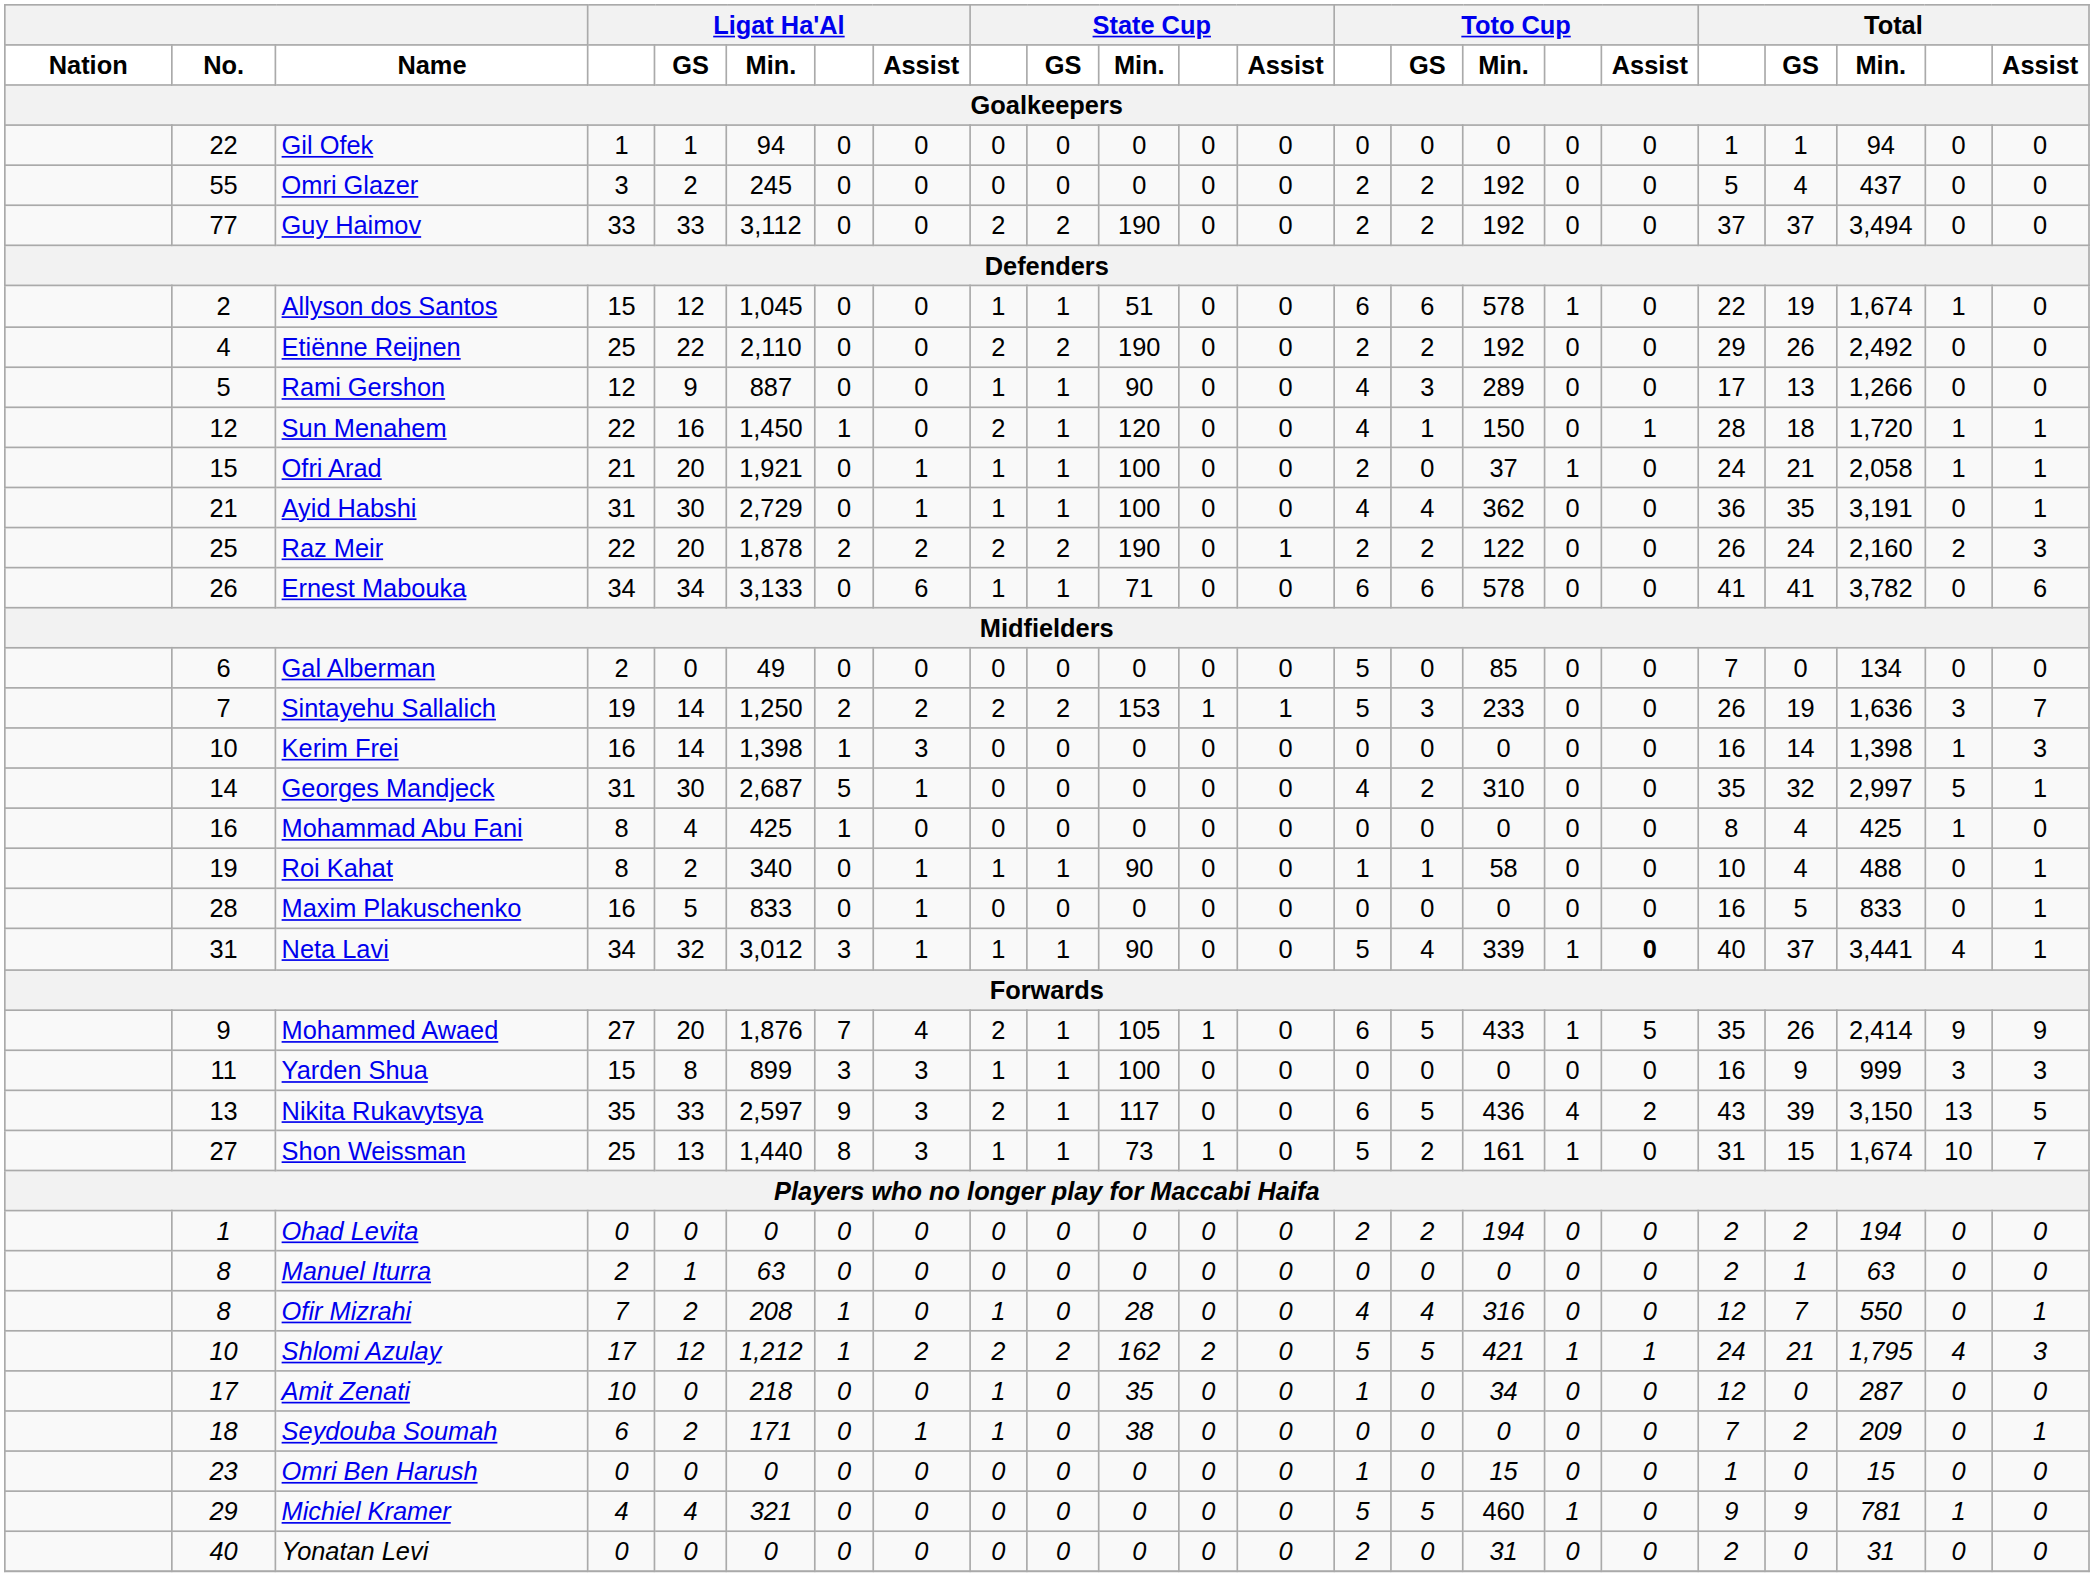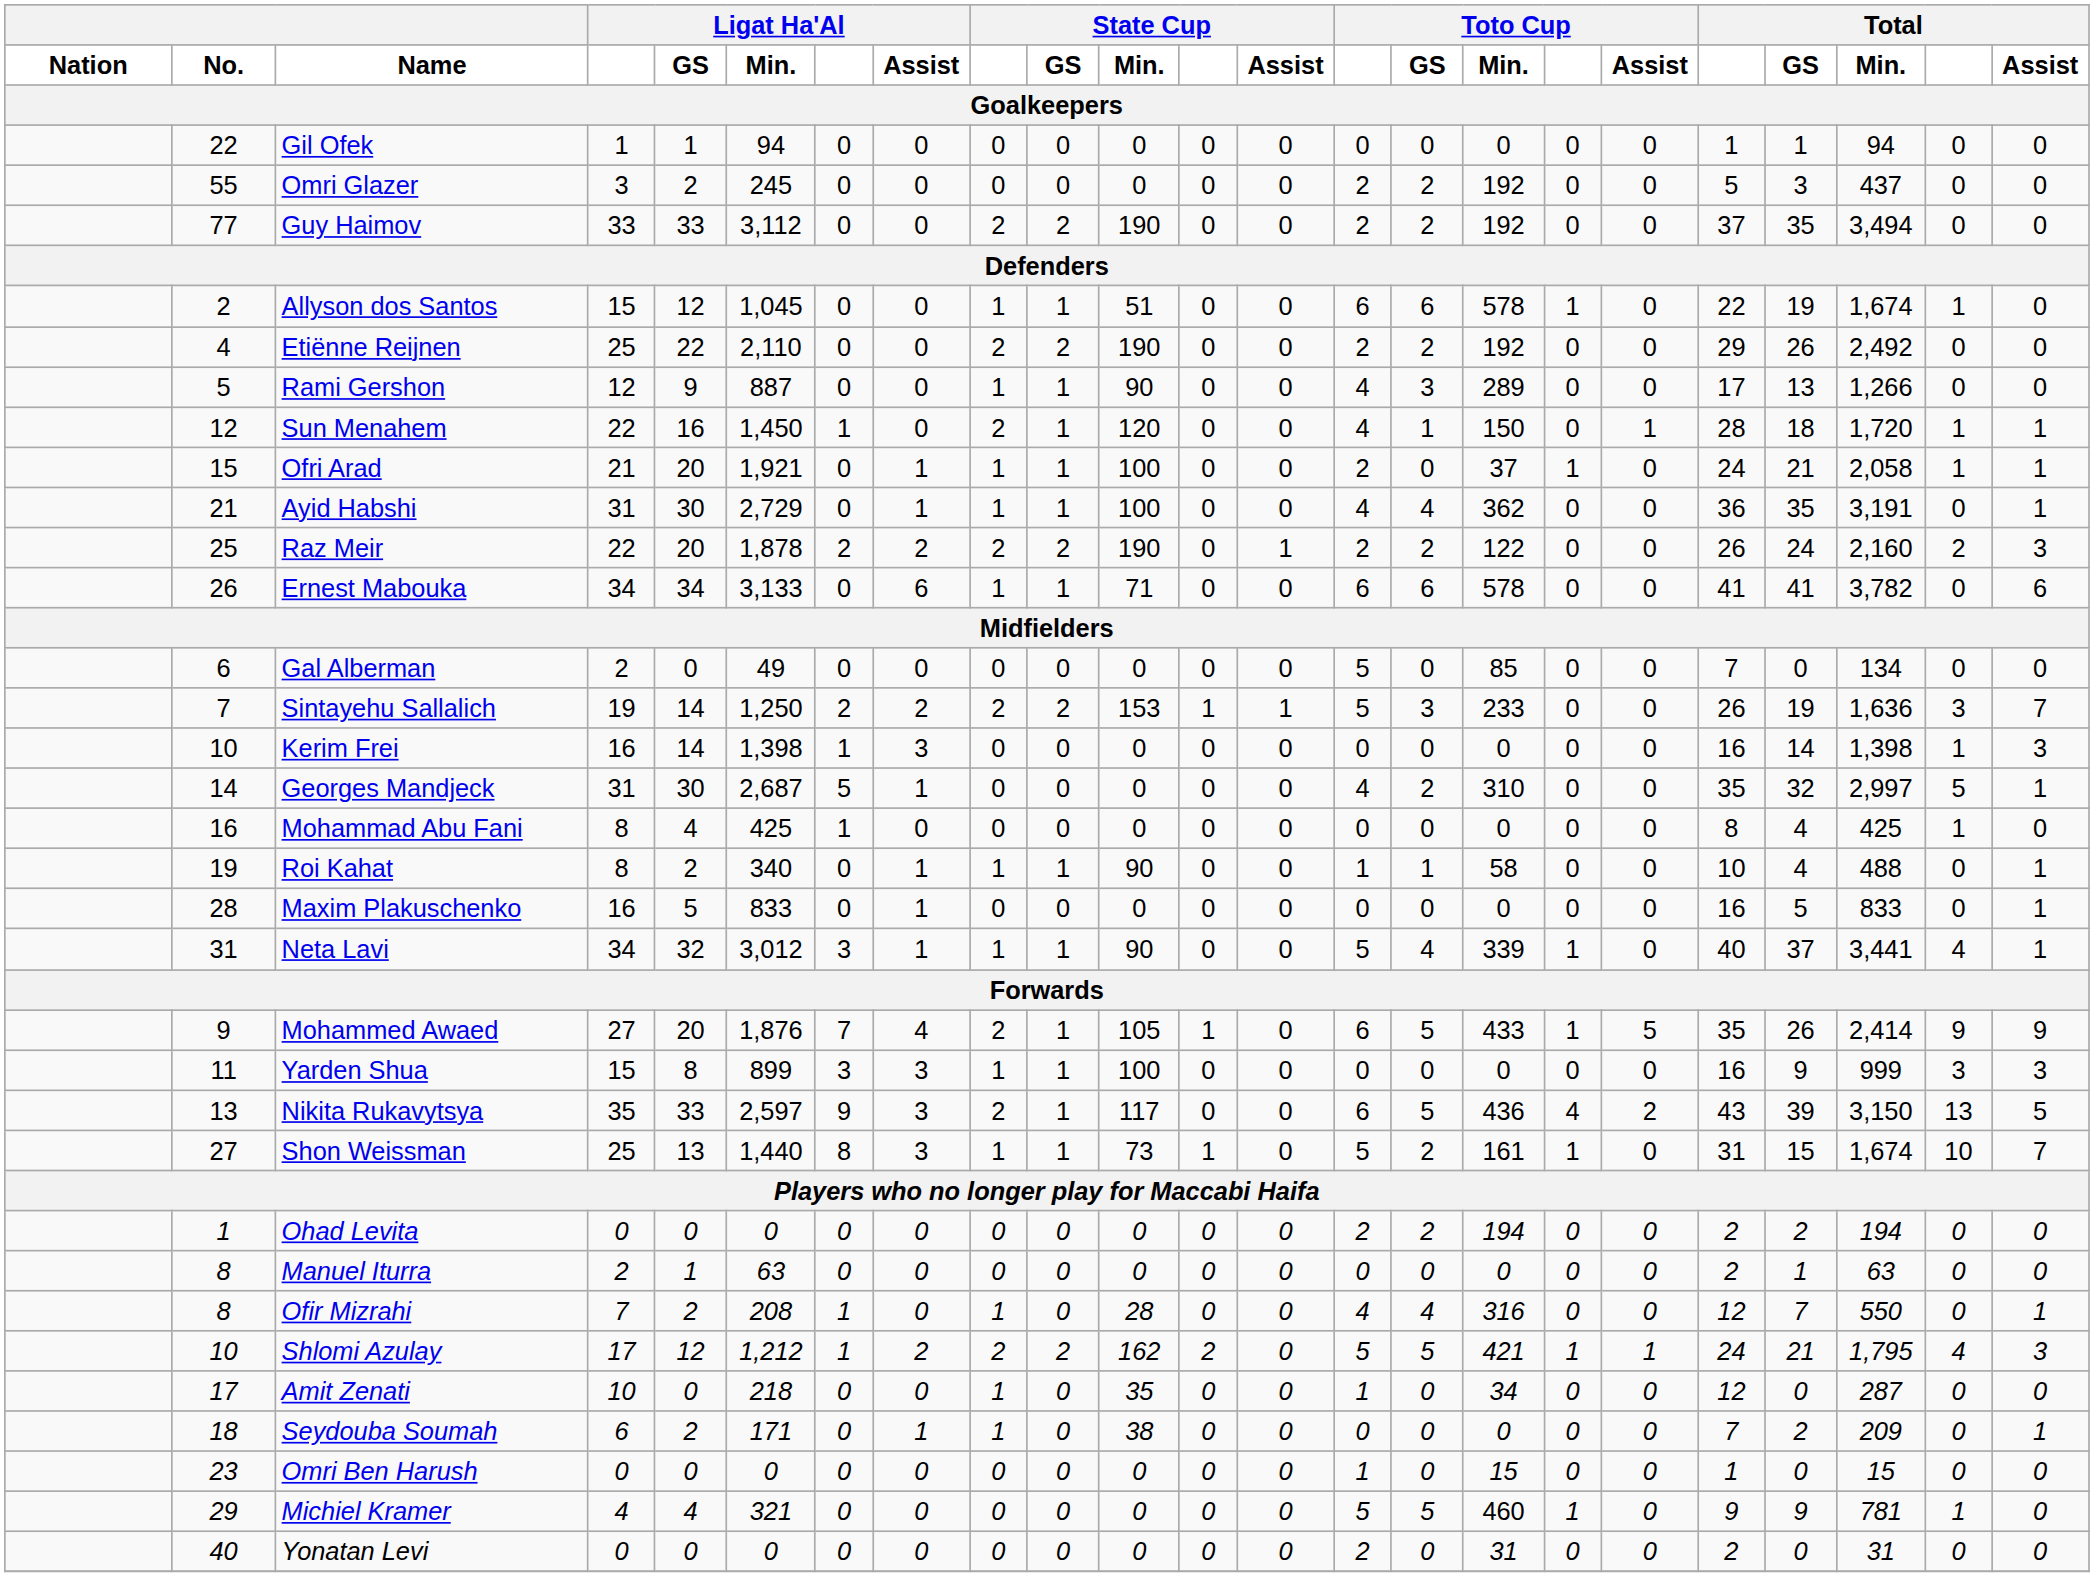(1801, 186) 4 -> (1801, 186) 3
(1801, 226) 37 -> (1801, 226) 35
(1650, 949) bold -> (1650, 949) normal
